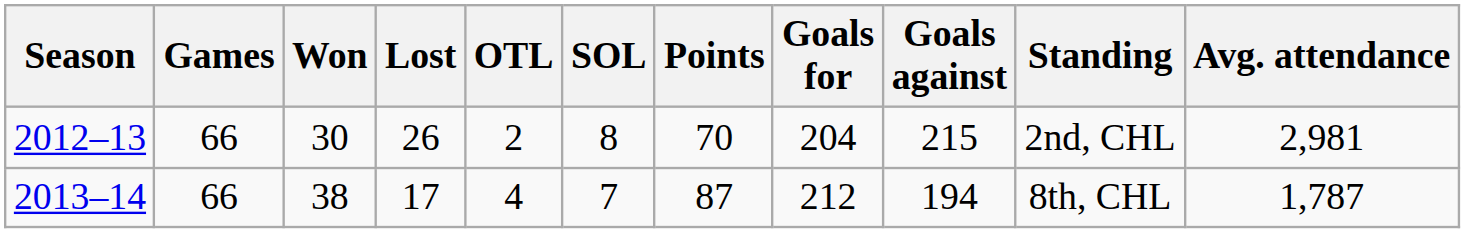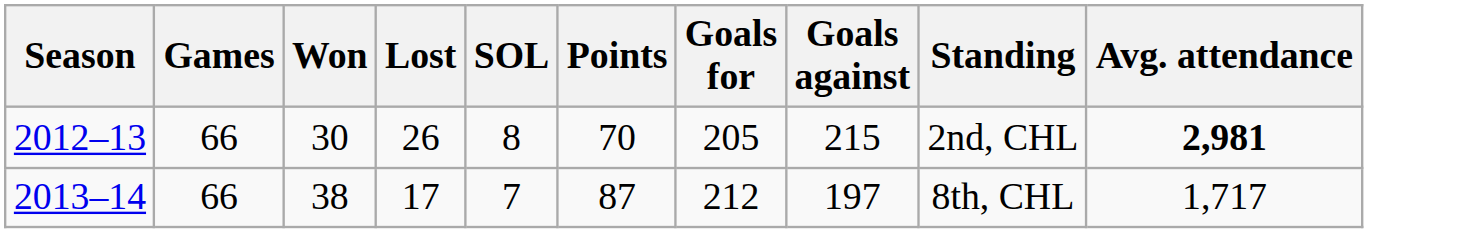- column: (514, 55)
(828, 136) 204 -> (731, 136) 205
(1322, 136) normal -> (1224, 136) bold
(949, 196) 194 -> (852, 196) 197
(1322, 196) 1,787 -> (1224, 196) 1,717
